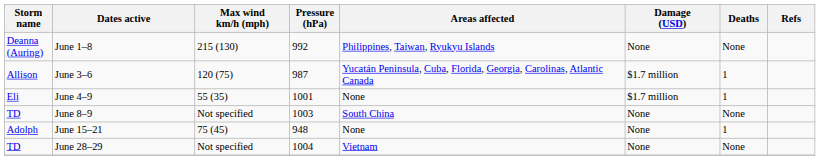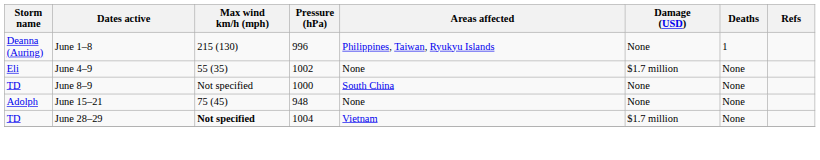(300, 46) 992 -> (300, 46) 996
(734, 46) None -> (725, 46) 1
- row: (73, 74)
(303, 97) 1001 -> (303, 69) 1002
(725, 97) 1 -> (734, 69) None
(303, 113) 1003 -> (303, 85) 1000
(725, 130) 1 -> (734, 102) None
(225, 146) normal -> (226, 118) bold
(639, 146) None -> (653, 118) $1.7 million
